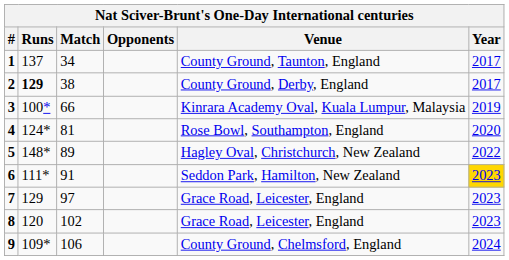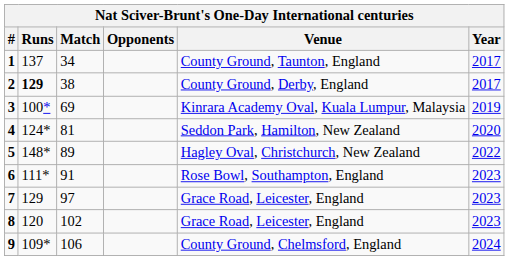(67, 107) 66 -> (67, 107) 69
(282, 130) Rose Bowl, Southampton, England -> (290, 130) Seddon Park, Hamilton, New Zealand
(290, 175) Seddon Park, Hamilton, New Zealand -> (282, 175) Rose Bowl, Southampton, England
(486, 175) gold background -> (486, 175) no background
